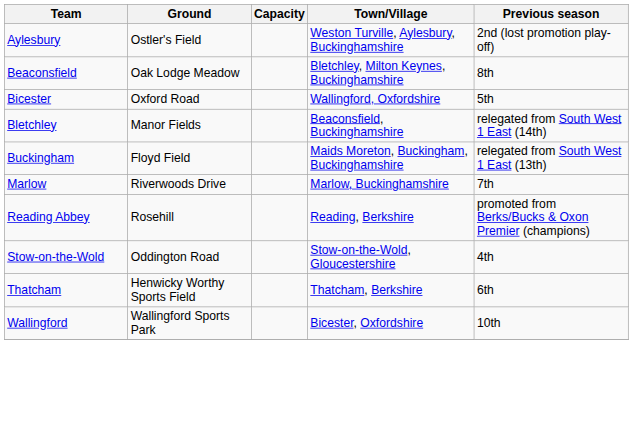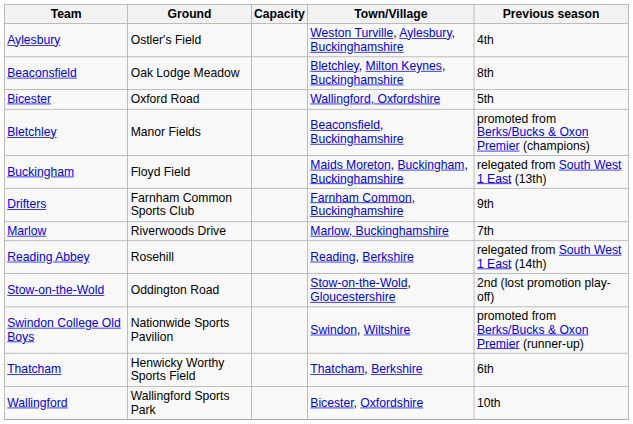(544, 40) 2nd (lost promotion play-off) -> (485, 40) 4th
(549, 125) relegated from South West 1 East (14th) -> (533, 132) promoted from Berks/Bucks & Oxon Premier (champions)
+ row: (27, 205)
(533, 217) promoted from Berks/Bucks & Oxon Premier (champions) -> (549, 257) relegated from South West 1 East (14th)
(485, 257) 4th -> (544, 290) 2nd (lost promotion play-off)
+ row: (64, 330)
